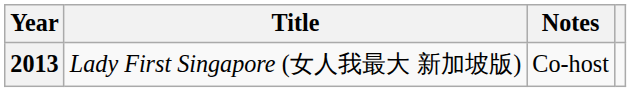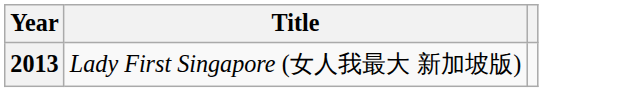- column: (571, 23)
